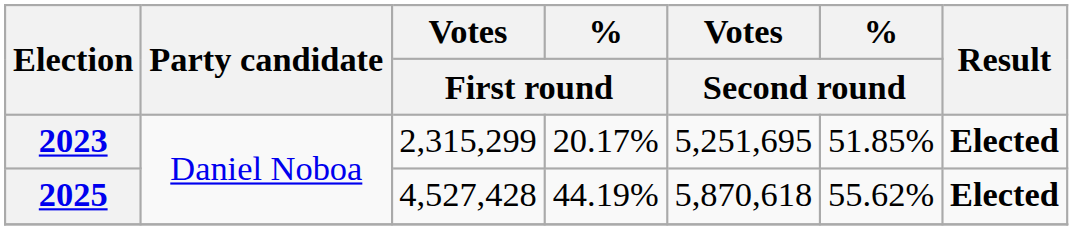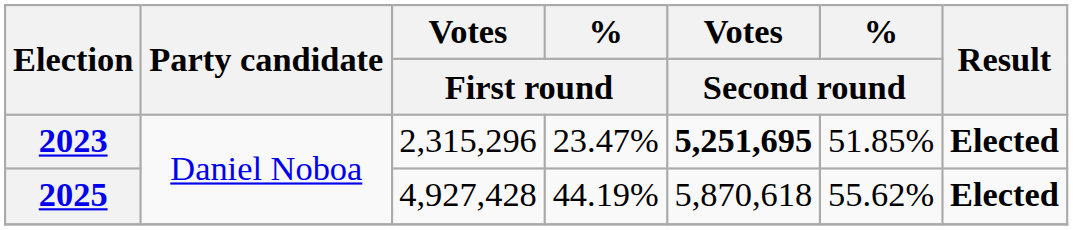(468, 140) 2,315,299 -> (468, 140) 2,315,296
(606, 140) 20.17% -> (606, 140) 23.47%
(743, 140) normal -> (743, 140) bold
(468, 195) 4,527,428 -> (468, 195) 4,927,428
